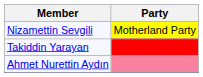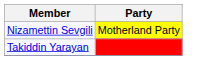- row: (58, 64)
